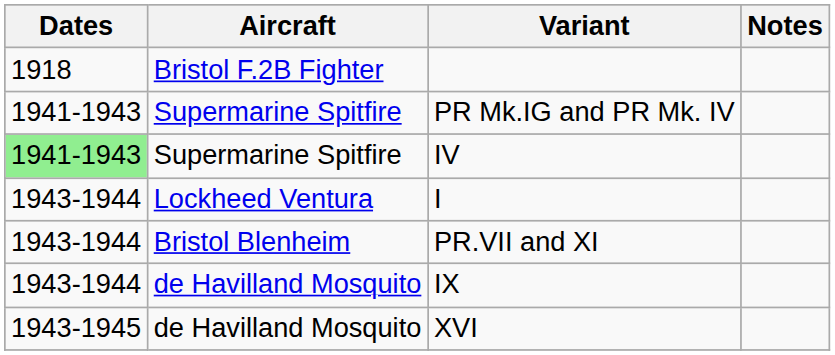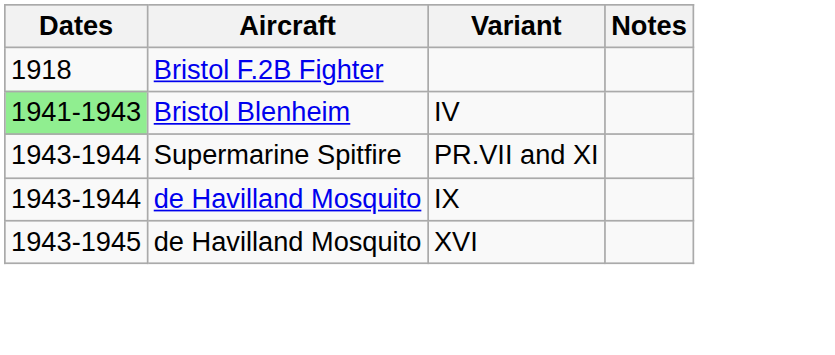- row: (584, 112)
(278, 155) Supermarine Spitfire -> (252, 112) Bristol Blenheim
- row: (438, 198)
(252, 241) Bristol Blenheim -> (278, 155) Supermarine Spitfire
